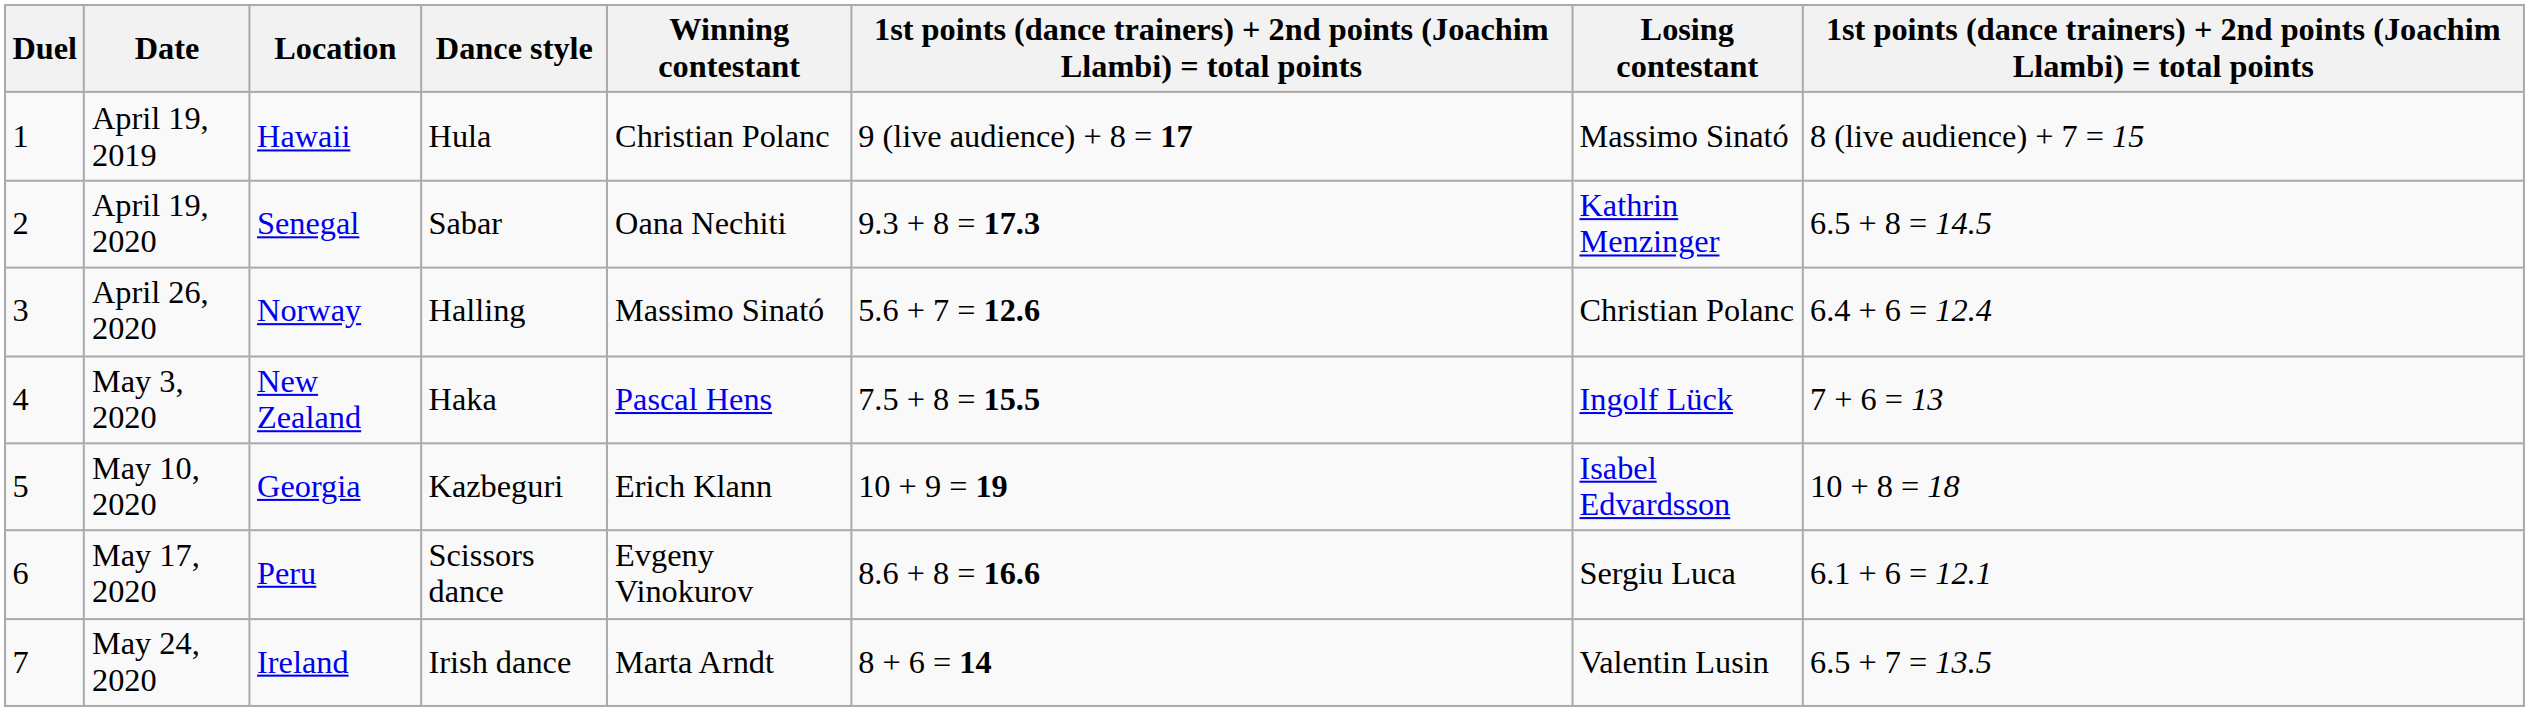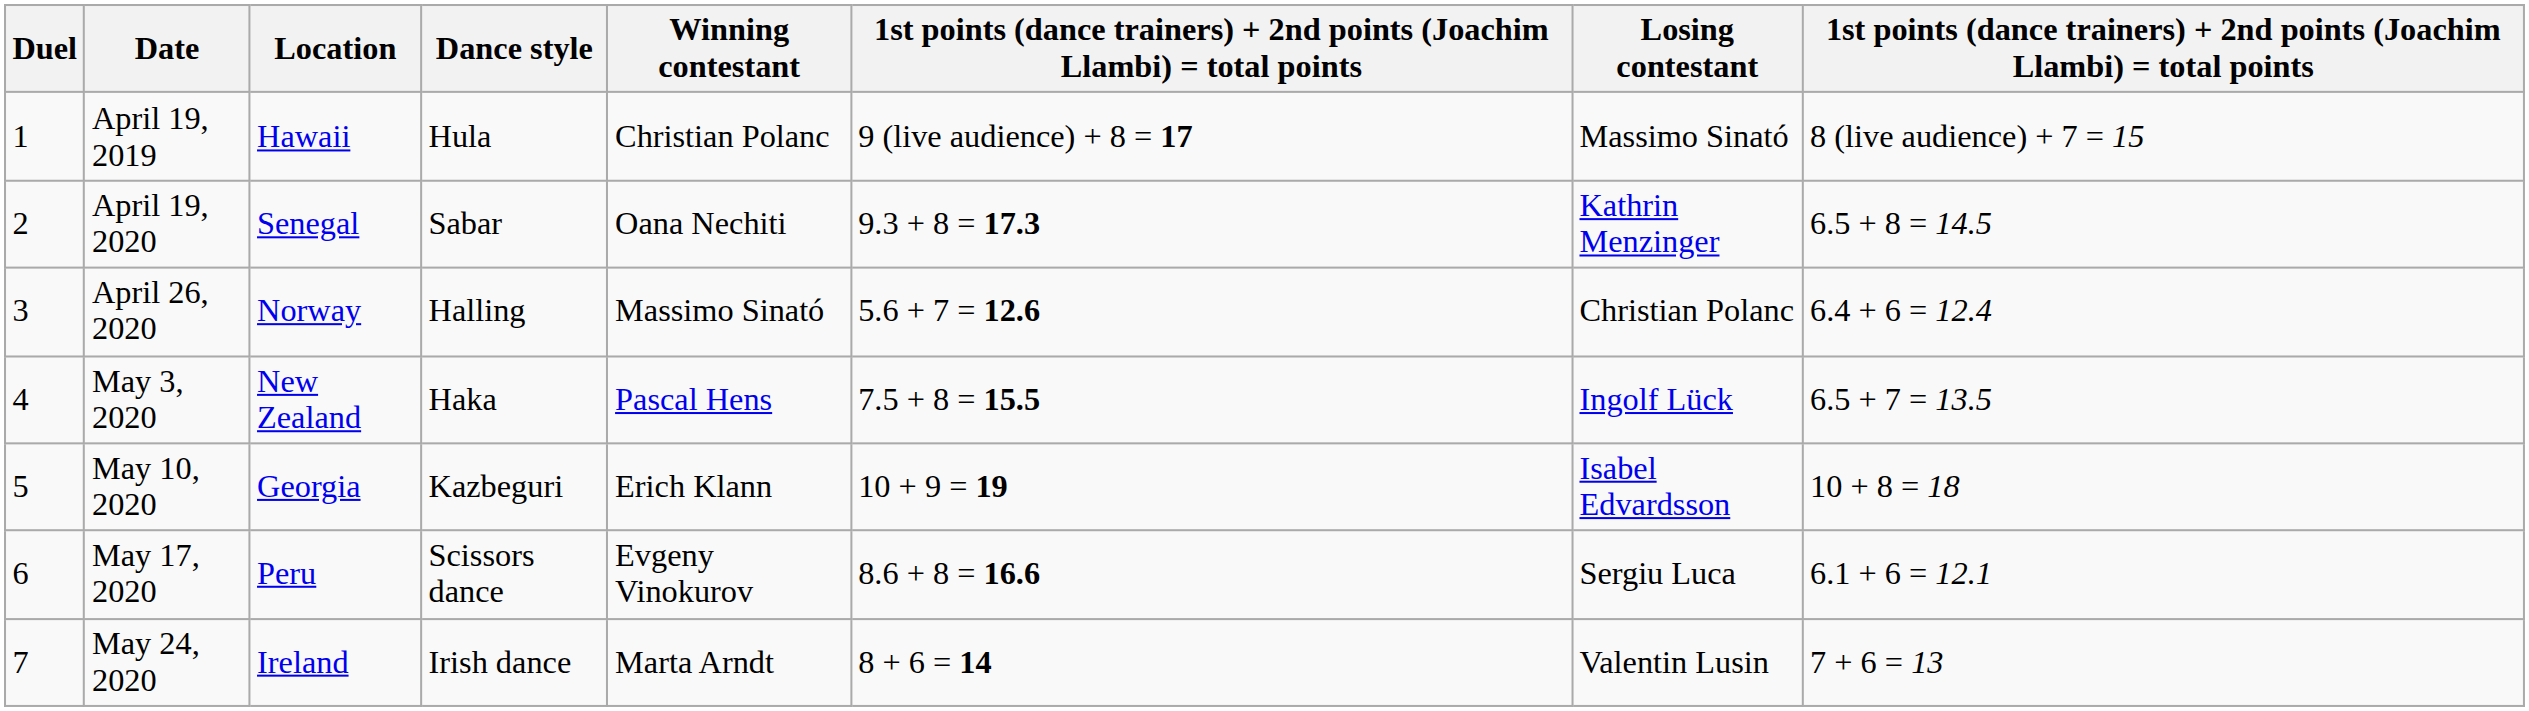(1877, 398) 7 + 6 = 13 -> (1901, 398) 6.5 + 7 = 13.5
(1901, 661) 6.5 + 7 = 13.5 -> (1877, 661) 7 + 6 = 13
